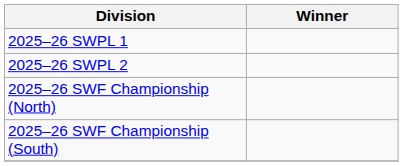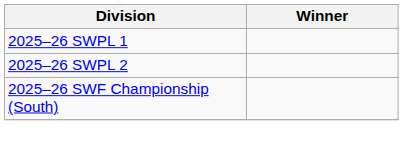- row: (108, 98)
